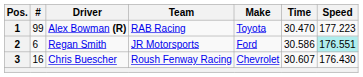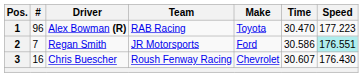(38, 28) 99 -> (38, 28) 96
(35, 44) 6 -> (35, 44) 7
